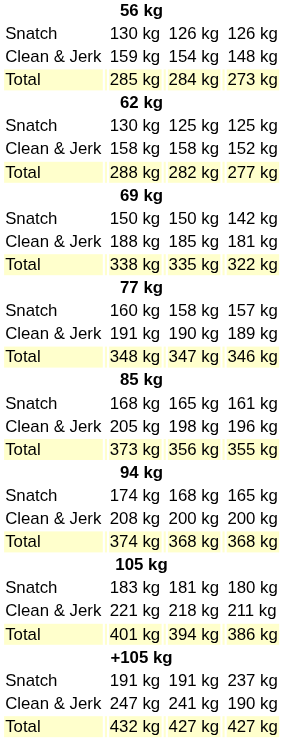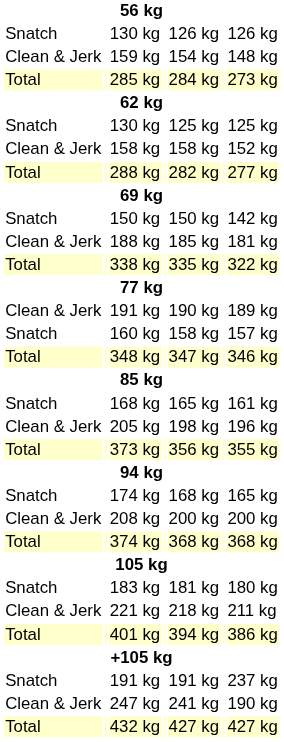rows swapped: (31, 310) <-> (53, 333)
